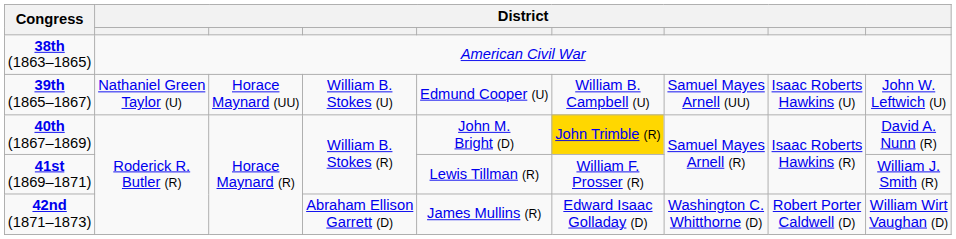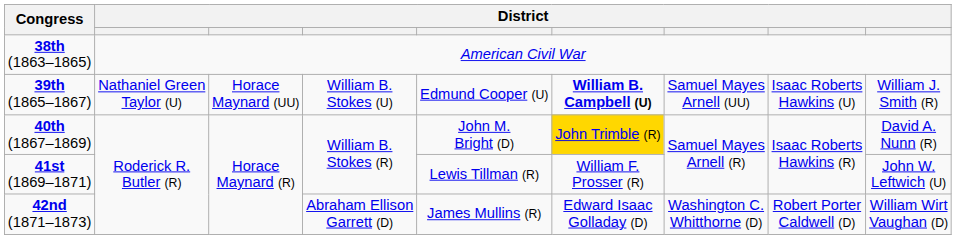(608, 94) normal -> (608, 94) bold
(909, 94) John W. Leftwich (U) -> (909, 94) William J. Smith (R)
(909, 174) William J. Smith (R) -> (909, 174) John W. Leftwich (U)
